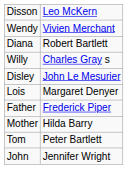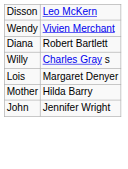- row: (20, 76)
- row: (21, 108)
- row: (16, 140)
